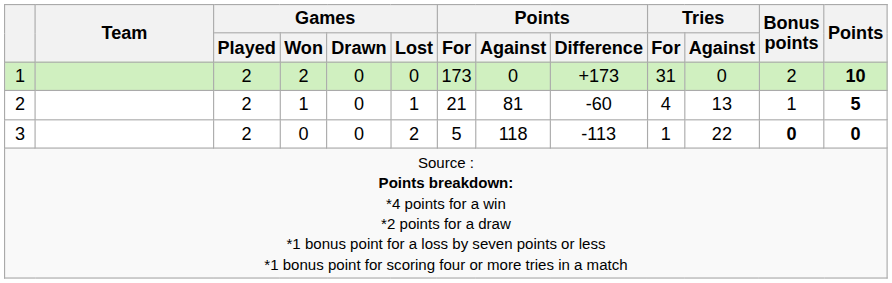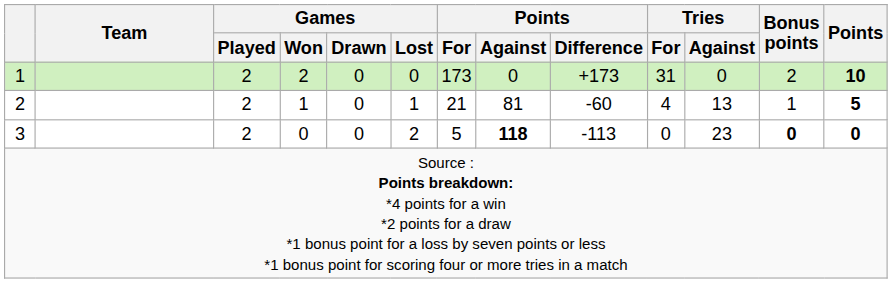(513, 133) normal -> (513, 133) bold
(666, 133) 1 -> (666, 133) 0
(722, 133) 22 -> (722, 133) 23
